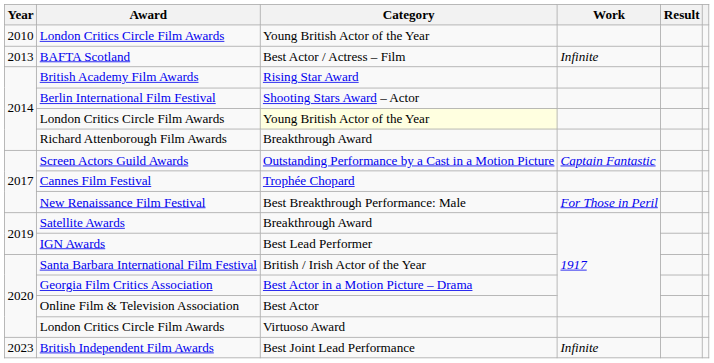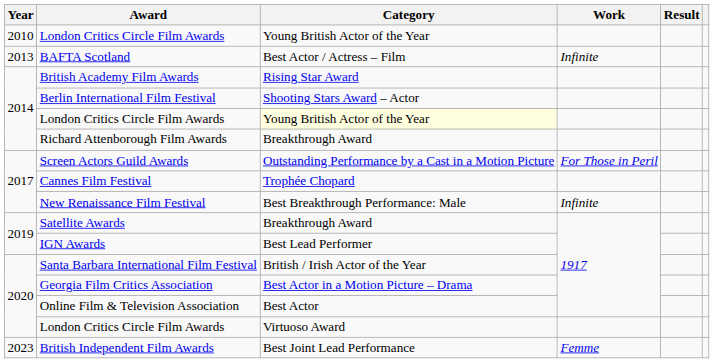(608, 160) Captain Fantastic -> (609, 160) For Those in Peril
(609, 202) For Those in Peril -> (579, 202) Infinite
(579, 347) Infinite -> (580, 347) Femme
